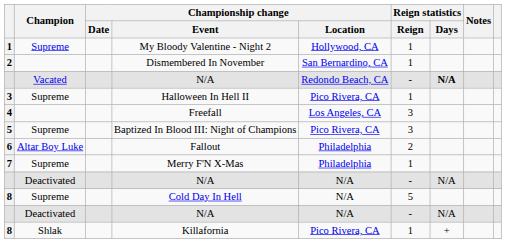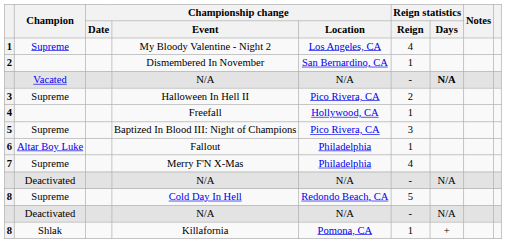(345, 46) Hollywood, CA -> (345, 46) Los Angeles, CA
(410, 46) 1 -> (410, 46) 4
(345, 79) Redondo Beach, CA -> (345, 79) N/A
(410, 96) 1 -> (410, 96) 2
(345, 113) Los Angeles, CA -> (345, 113) Hollywood, CA
(410, 113) 3 -> (410, 113) 1
(410, 146) 2 -> (410, 146) 1
(410, 163) 1 -> (410, 163) 4
(345, 197) N/A -> (345, 197) Redondo Beach, CA
(345, 230) Pico Rivera, CA -> (345, 230) Pomona, CA
